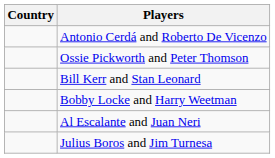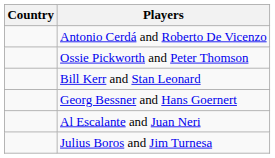- row: (148, 100)
+ row: (148, 100)
